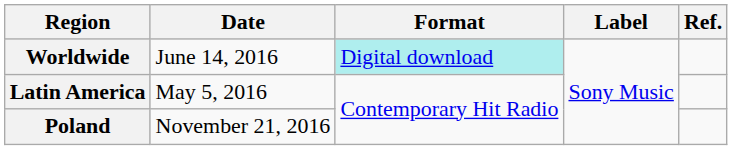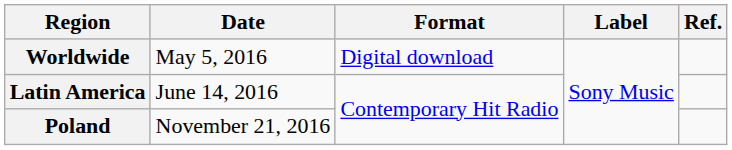(217, 56) June 14, 2016 -> (211, 56) May 5, 2016
(417, 56) paleturquoise background -> (417, 56) no background
(211, 91) May 5, 2016 -> (217, 91) June 14, 2016
